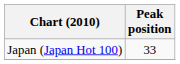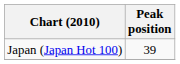(150, 49) 33 -> (150, 49) 39
